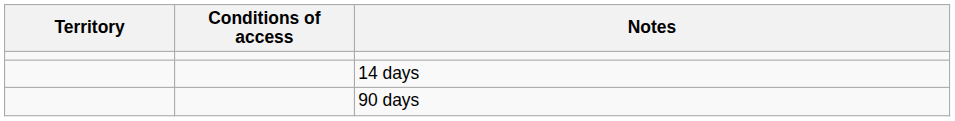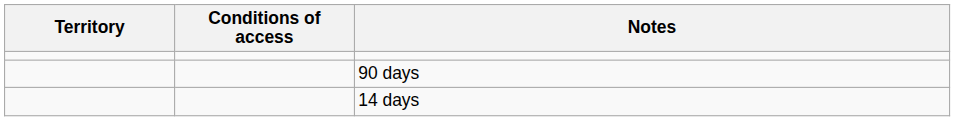rows swapped: (389, 73) <-> (389, 101)
